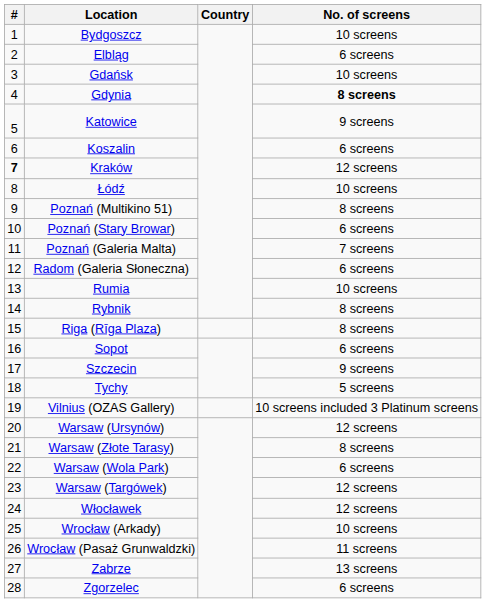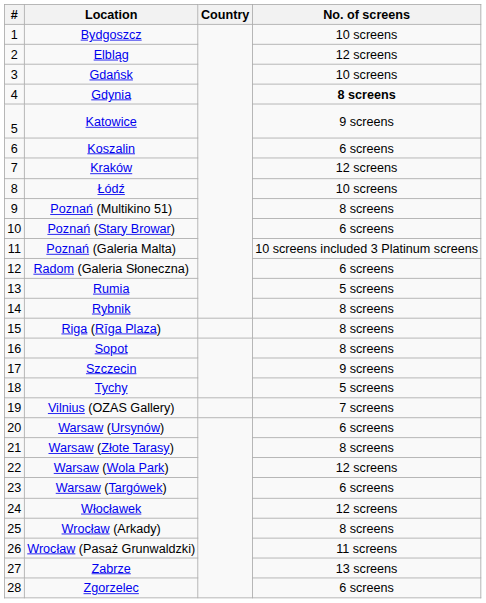(367, 55) 6 screens -> (367, 55) 12 screens
(14, 169) bold -> (14, 169) normal
(367, 248) 7 screens -> (367, 248) 10 screens included 3 Platinum screens
(367, 288) 10 screens -> (367, 288) 5 screens
(367, 348) 6 screens -> (367, 348) 8 screens
(367, 408) 10 screens included 3 Platinum screens -> (367, 408) 7 screens
(367, 428) 12 screens -> (367, 428) 6 screens
(367, 468) 6 screens -> (367, 468) 12 screens
(367, 488) 12 screens -> (367, 488) 6 screens
(367, 528) 10 screens -> (367, 528) 8 screens
